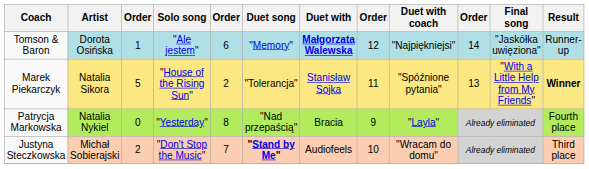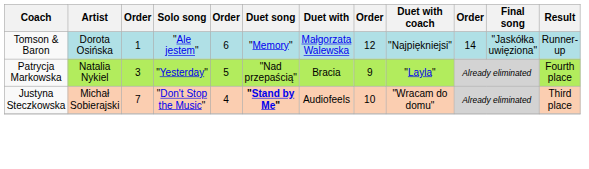(329, 45) bold -> (326, 45) normal
- row: (36, 84)
(138, 122) 0 -> (138, 72) 3
(226, 122) 8 -> (226, 72) 5
(138, 150) 2 -> (138, 100) 7
(226, 150) 7 -> (226, 100) 4
